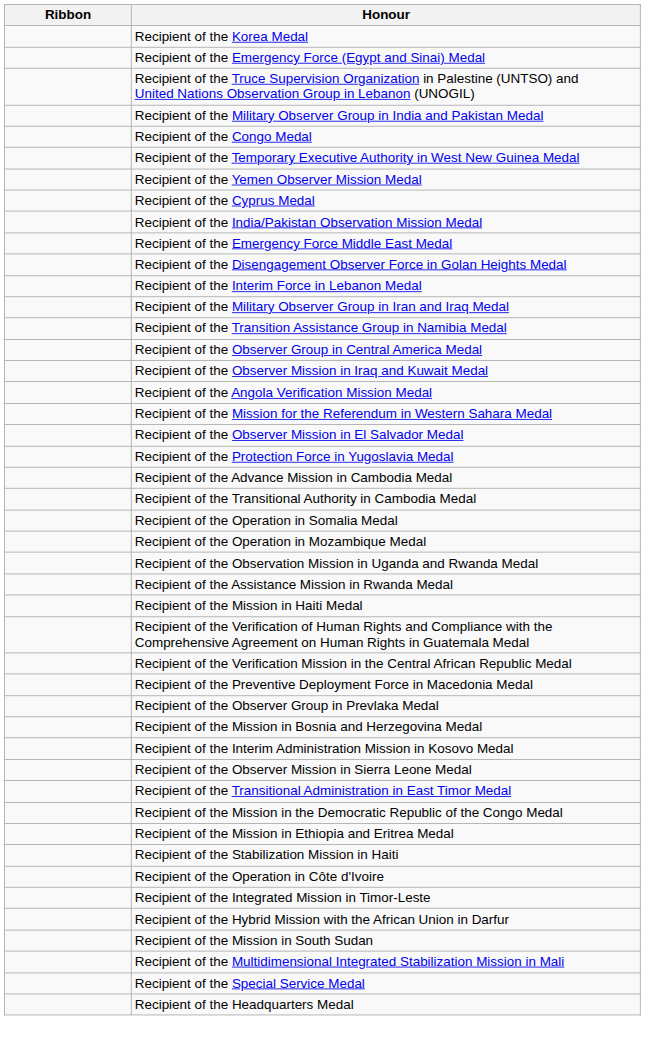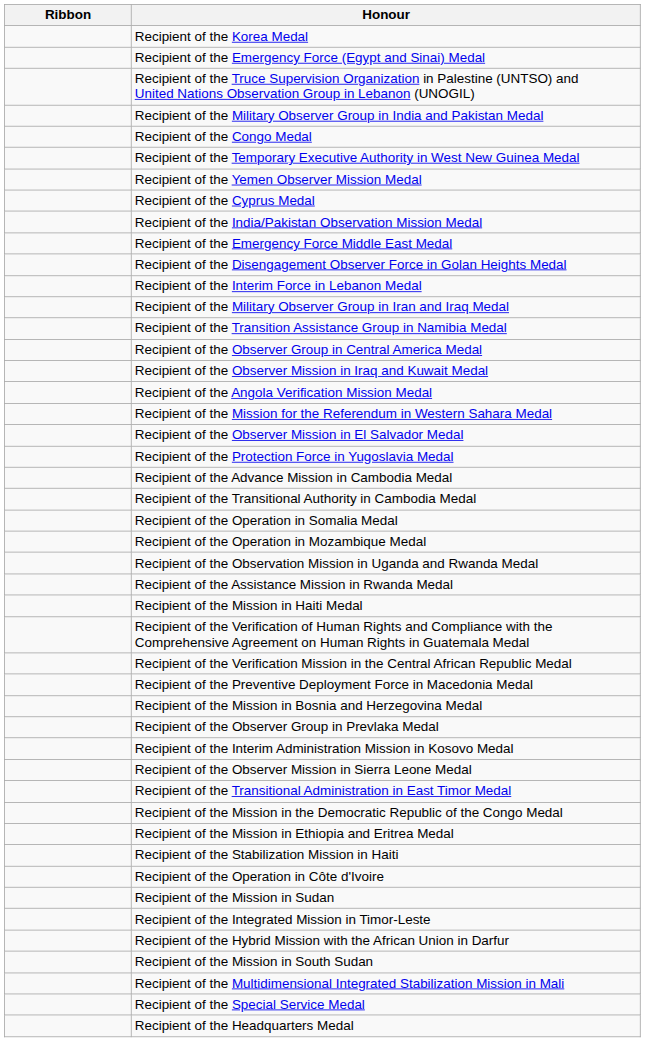rows swapped: (308, 727) <-> (287, 706)
+ row: (234, 897)
